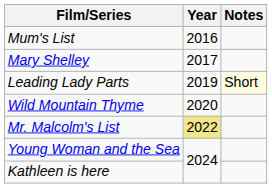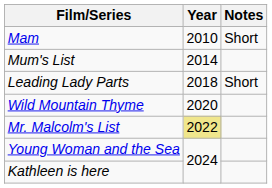+ row: (23, 37)
(202, 37) 2016 -> (202, 60) 2014
- row: (48, 60)
(202, 82) 2019 -> (202, 82) 2018
(241, 82) lightyellow background -> (241, 82) no background
